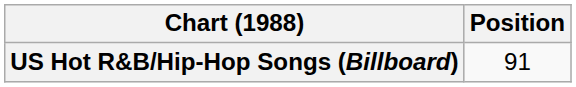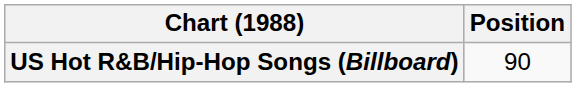(517, 61) 91 -> (517, 61) 90
